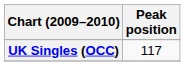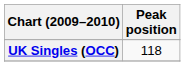(151, 50) 117 -> (151, 50) 118
